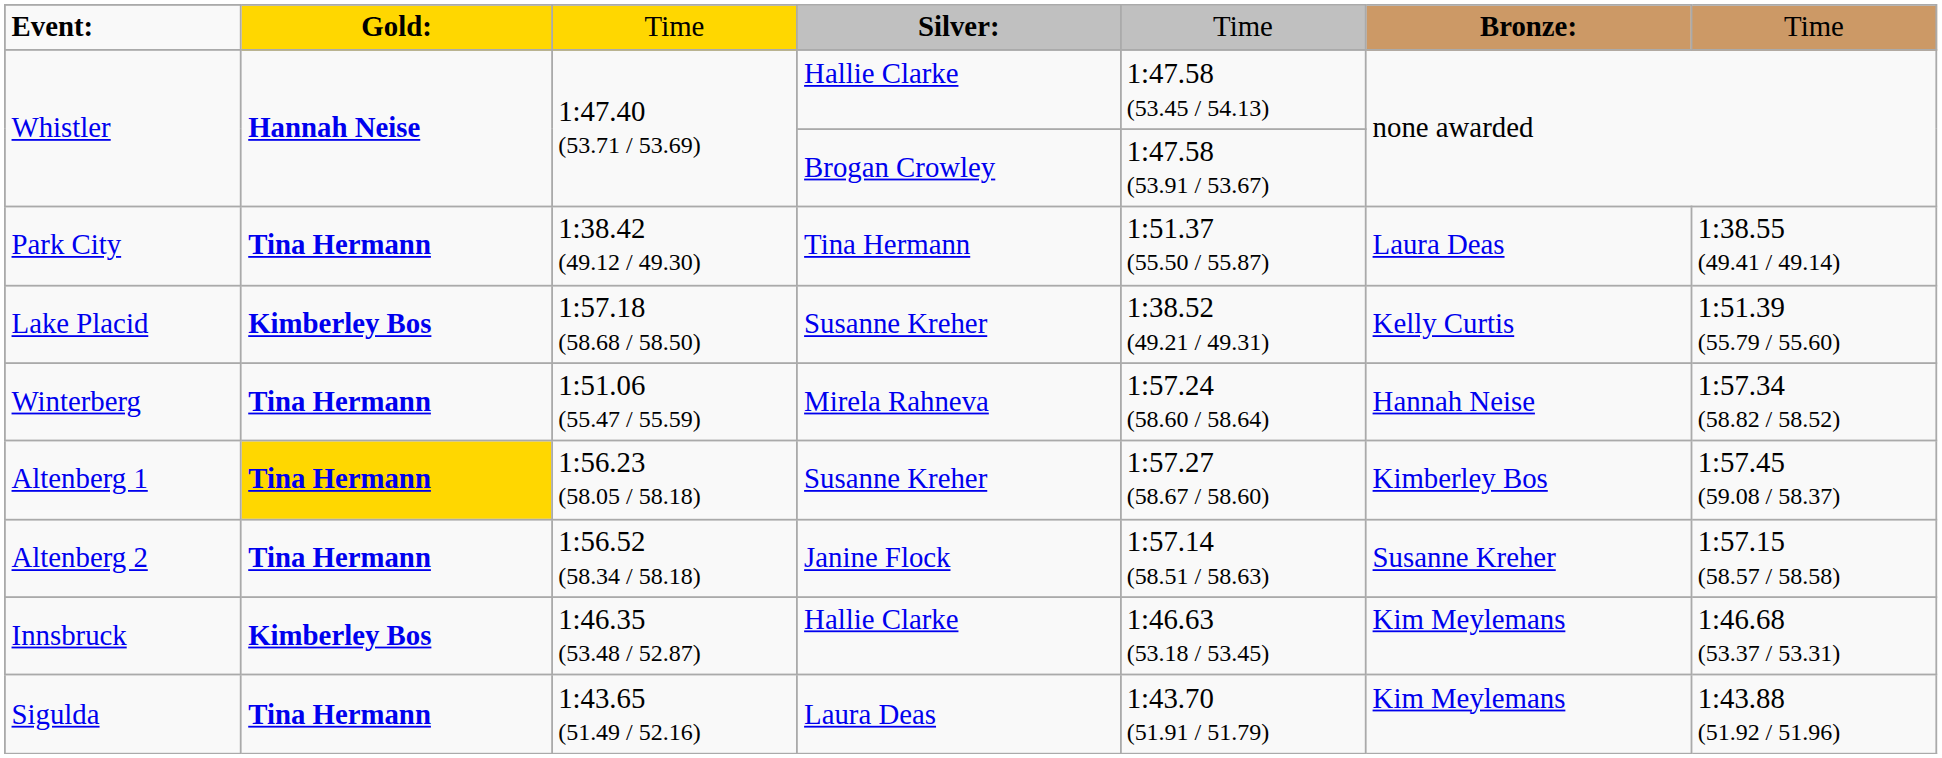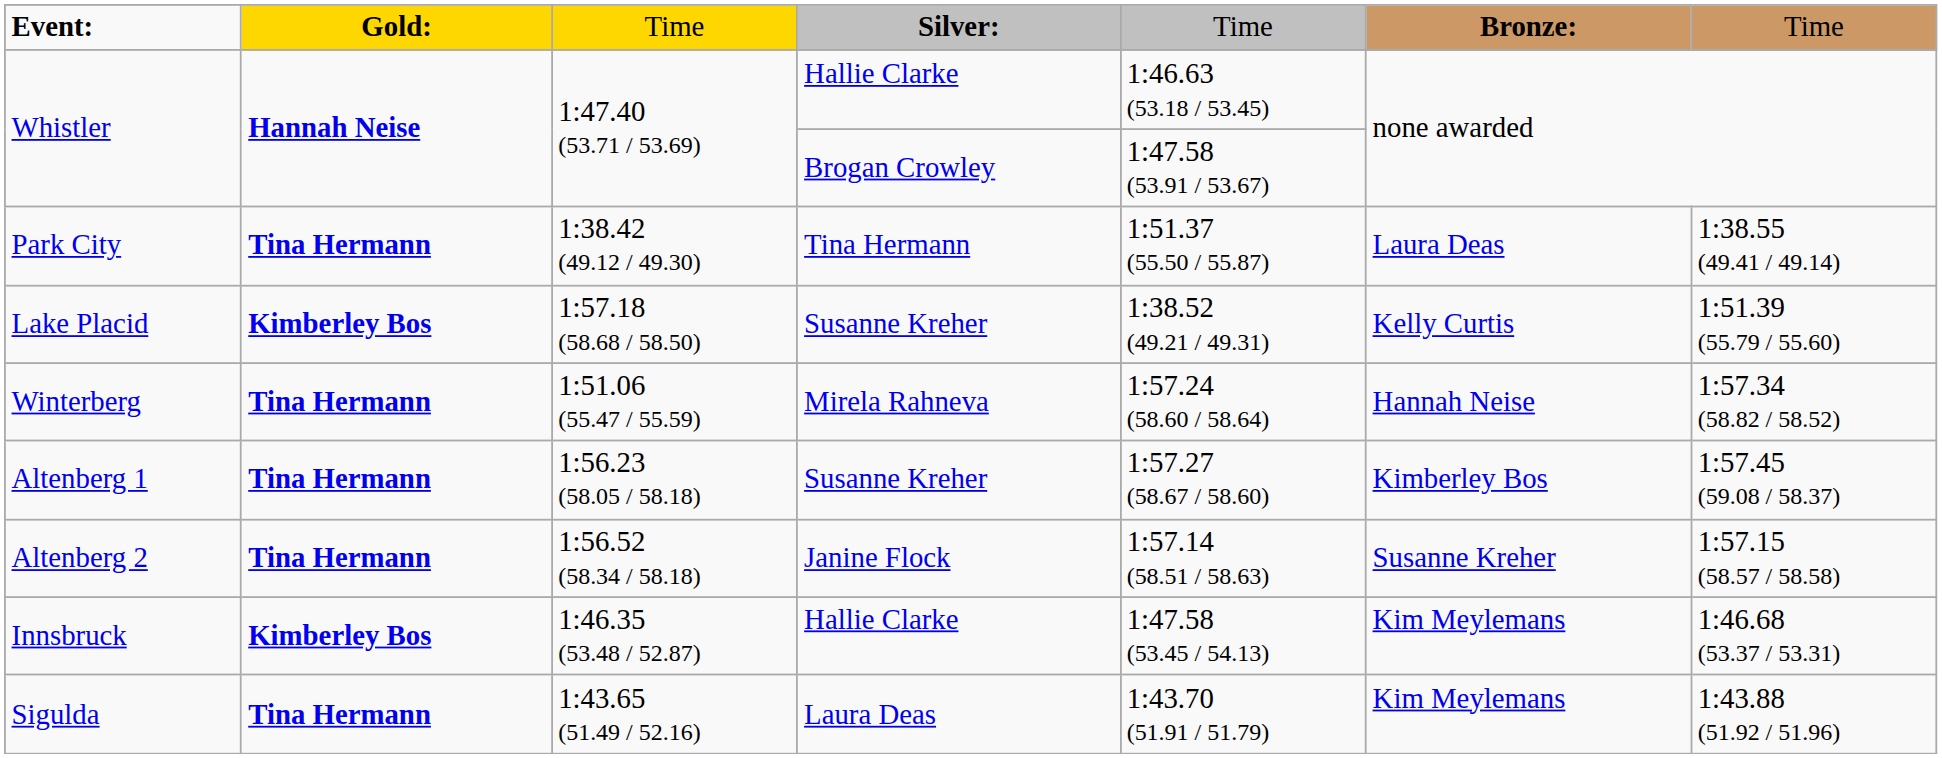(1198, 89) 1:47.58 (53.45 / 54.13) -> (1198, 89) 1:46.63 (53.18 / 53.45)
(340, 479) gold background -> (340, 479) no background
(1198, 635) 1:46.63 (53.18 / 53.45) -> (1198, 635) 1:47.58 (53.45 / 54.13)
